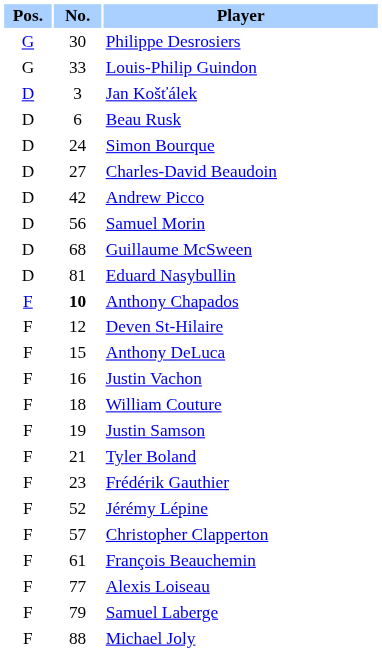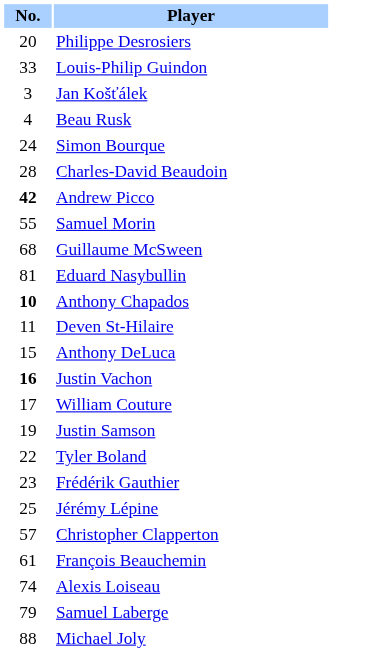- column: (28, 16)
(78, 41) 30 -> (28, 41) 20
(78, 119) 6 -> (28, 119) 4
(78, 171) 27 -> (28, 171) 28
(78, 197) normal -> (28, 197) bold
(78, 223) 56 -> (28, 223) 55
(78, 327) 12 -> (28, 327) 11
(78, 378) normal -> (28, 378) bold
(78, 404) 18 -> (28, 404) 17
(78, 456) 21 -> (28, 456) 22
(78, 508) 52 -> (28, 508) 25
(78, 586) 77 -> (28, 586) 74
